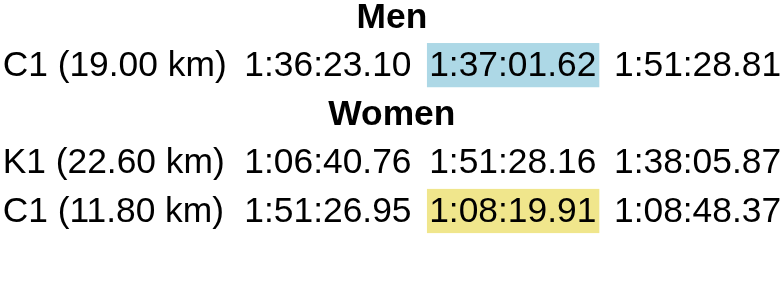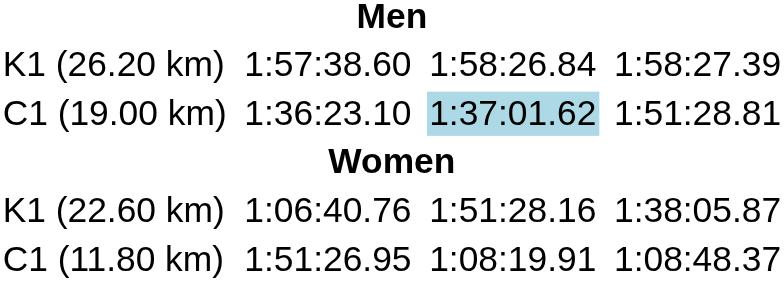+ row: (114, 64)
(513, 210) khaki background -> (513, 259) no background
